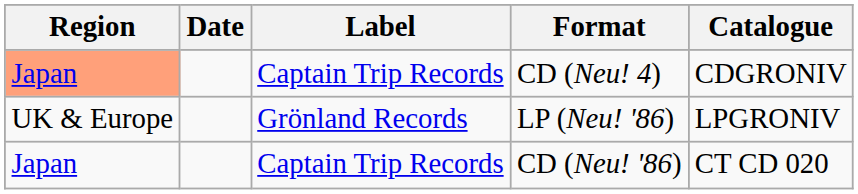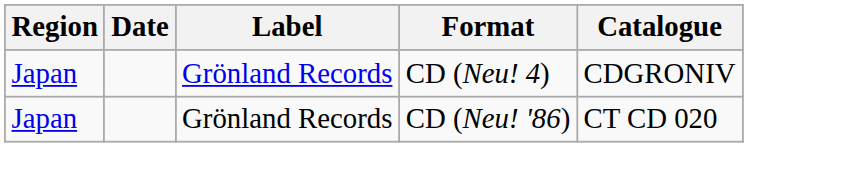(44, 73) lightsalmon background -> (44, 73) no background
(380, 73) Captain Trip Records -> (287, 73) Grönland Records
- row: (595, 118)
(380, 164) Captain Trip Records -> (287, 118) Grönland Records
